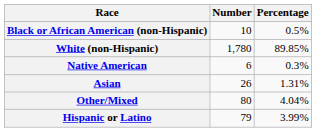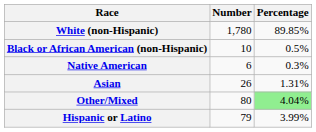rows swapped: (107, 48) <-> (107, 30)
(294, 100) no background -> (294, 100) lightgreen background
